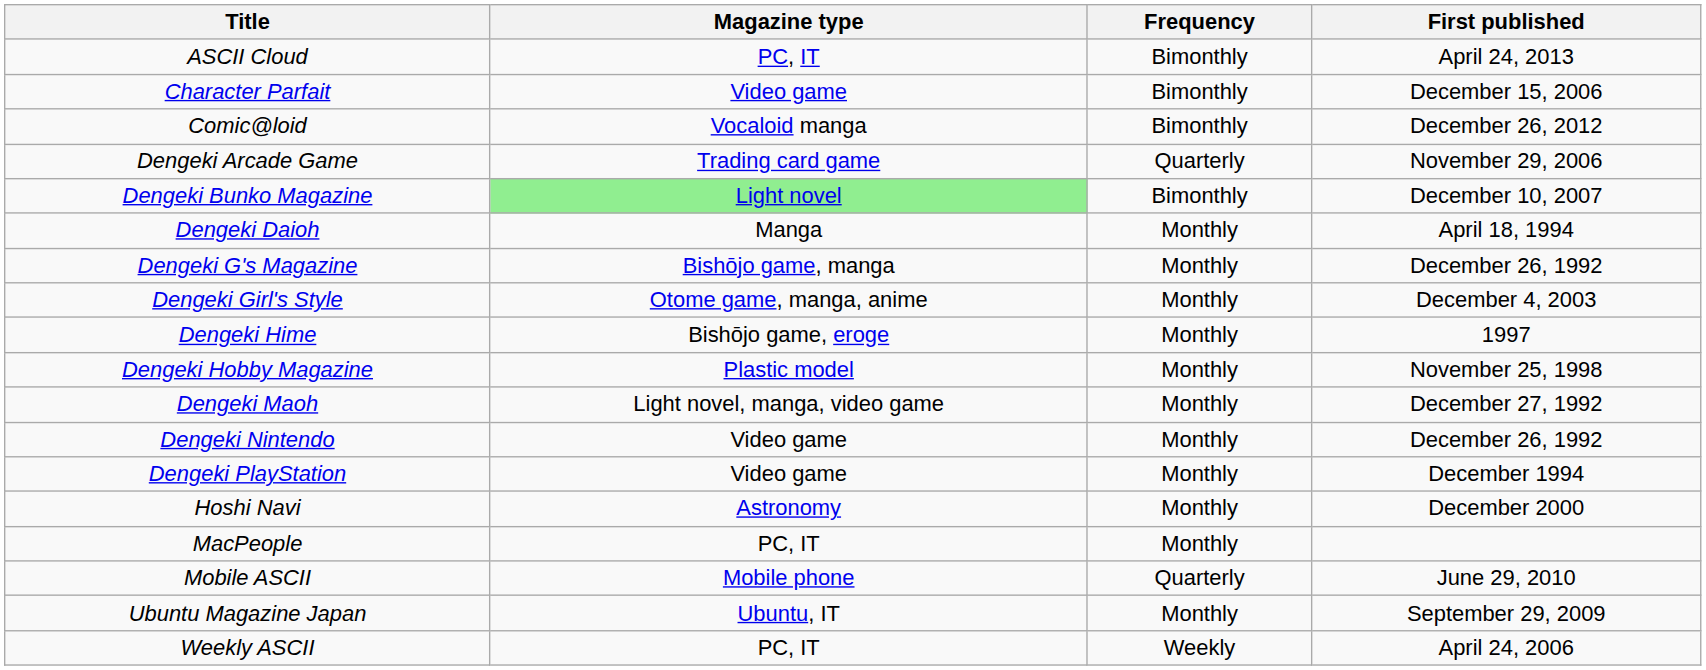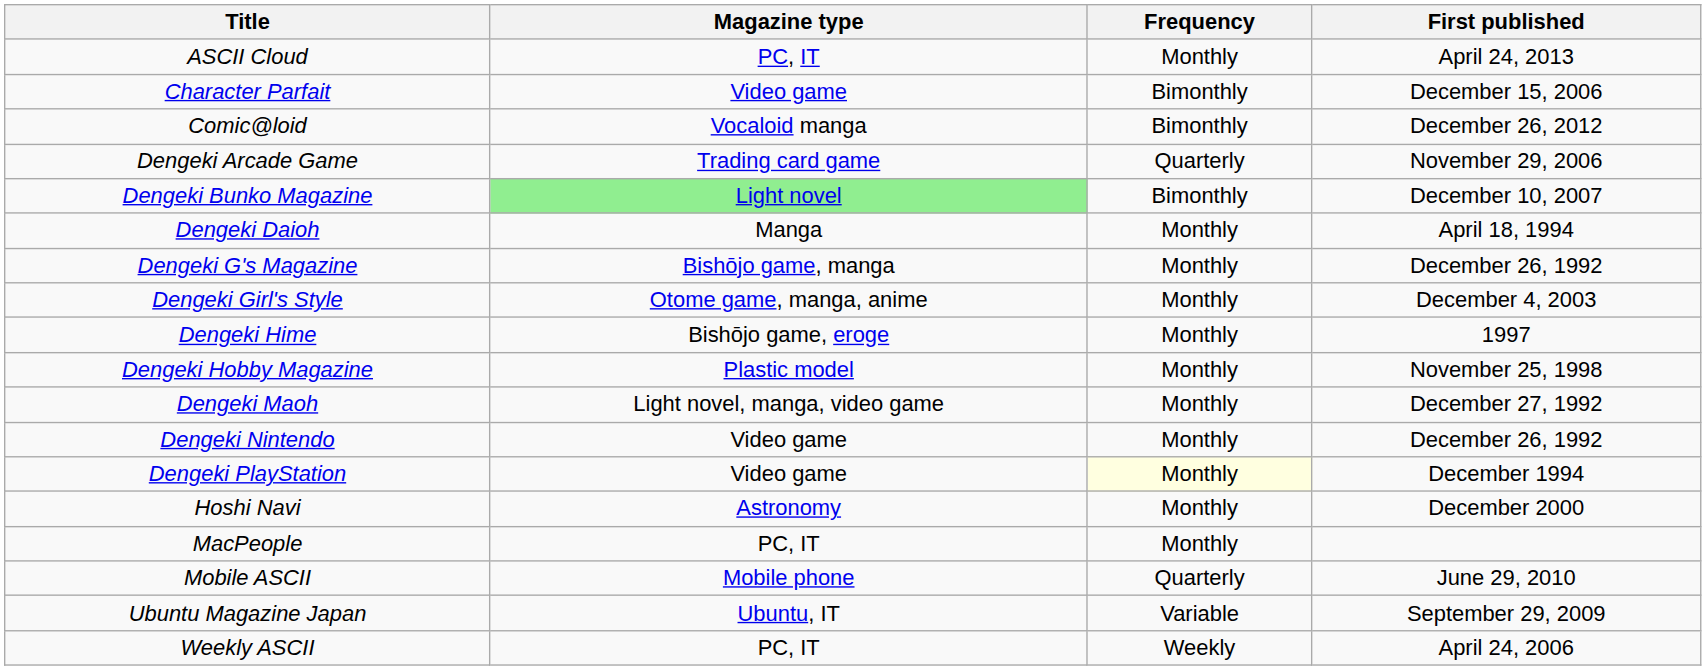(1200, 56) Bimonthly -> (1200, 56) Monthly
(1200, 473) no background -> (1200, 473) lightyellow background
(1200, 612) Monthly -> (1200, 612) Variable
